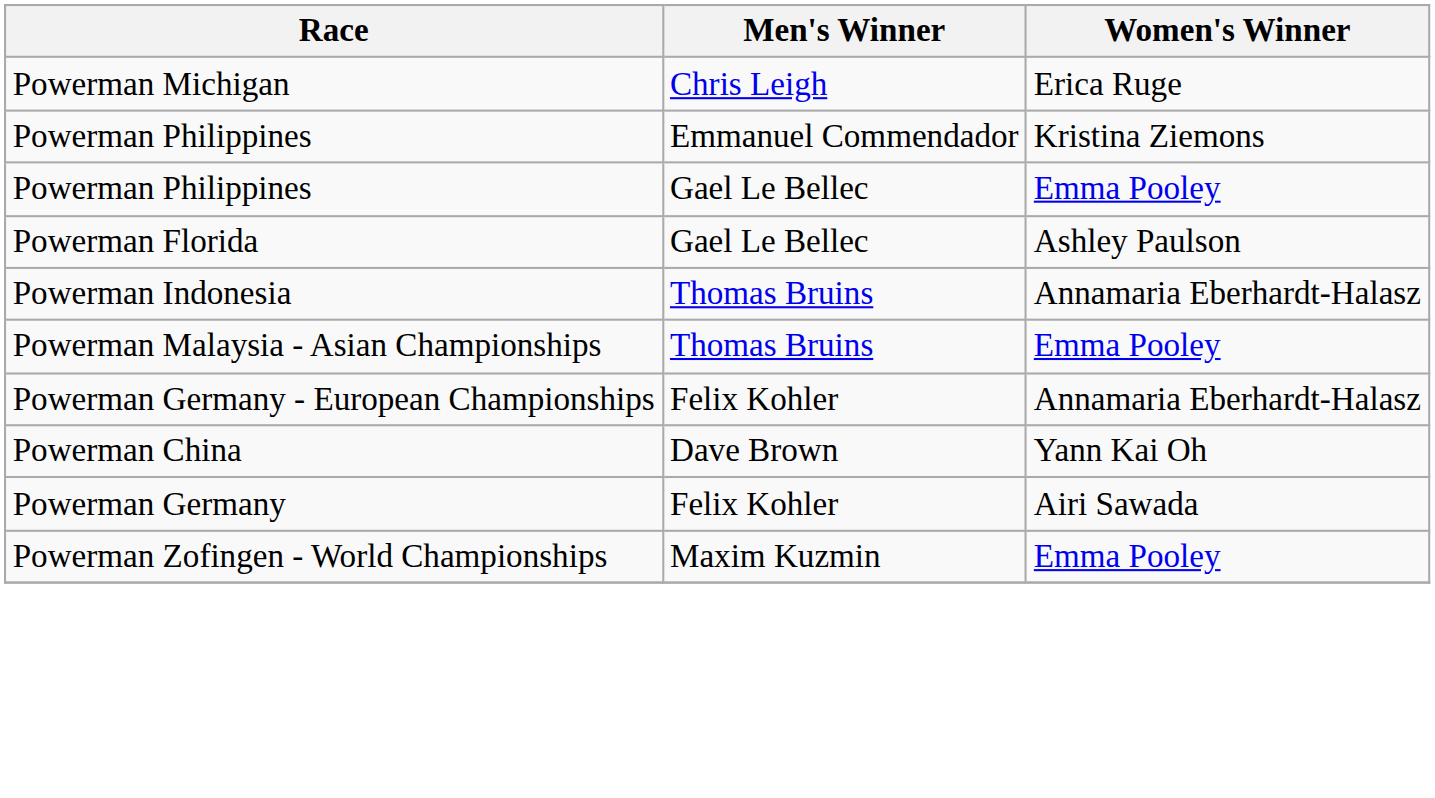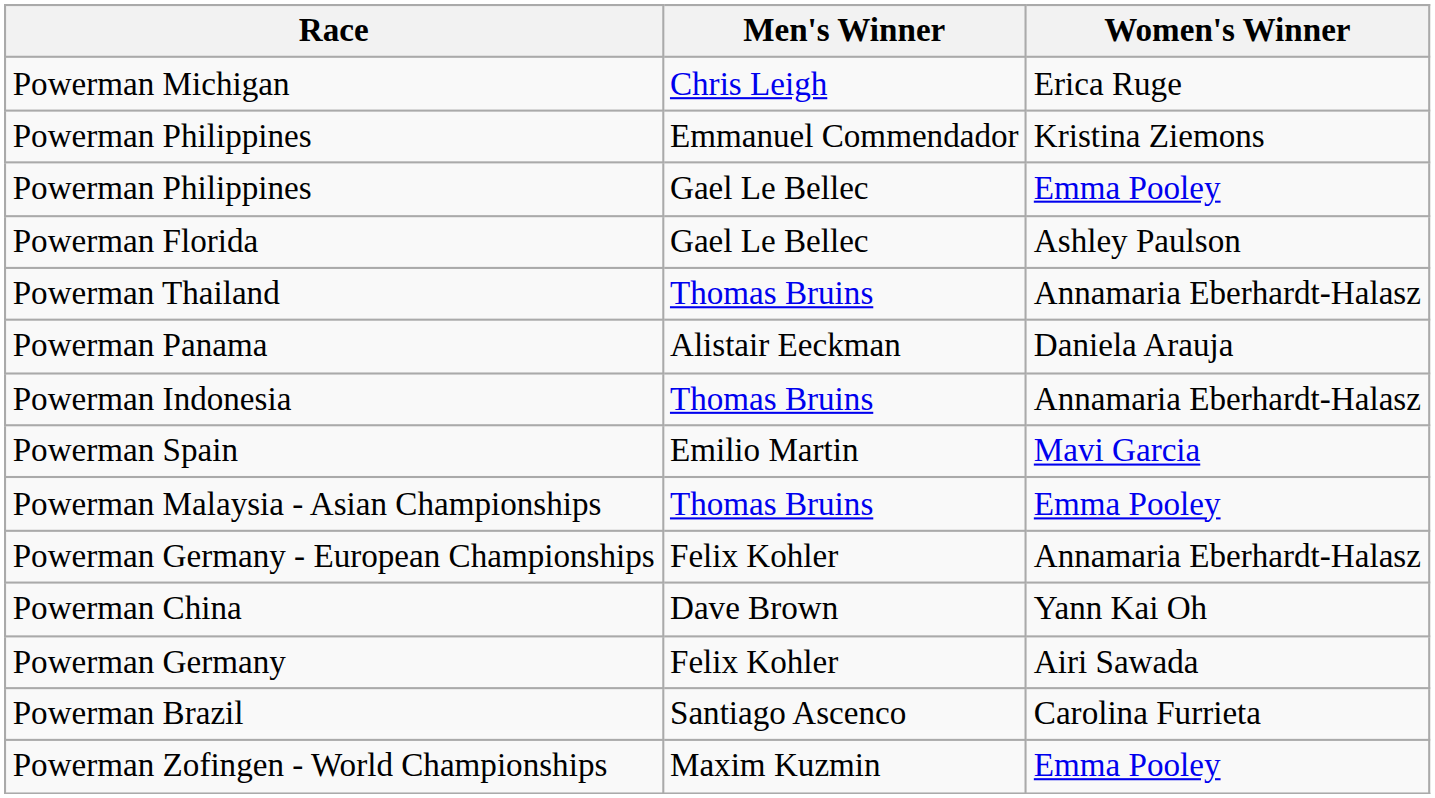+ row: (146, 293)
+ row: (140, 345)
+ row: (125, 450)
+ row: (128, 713)
